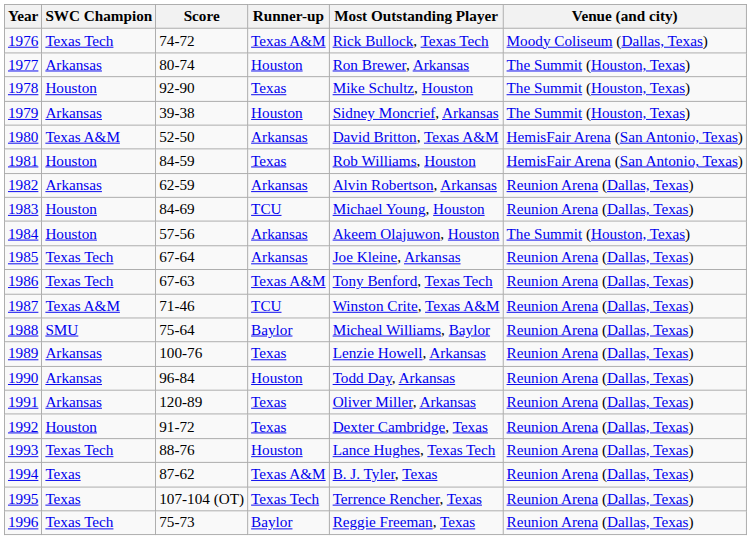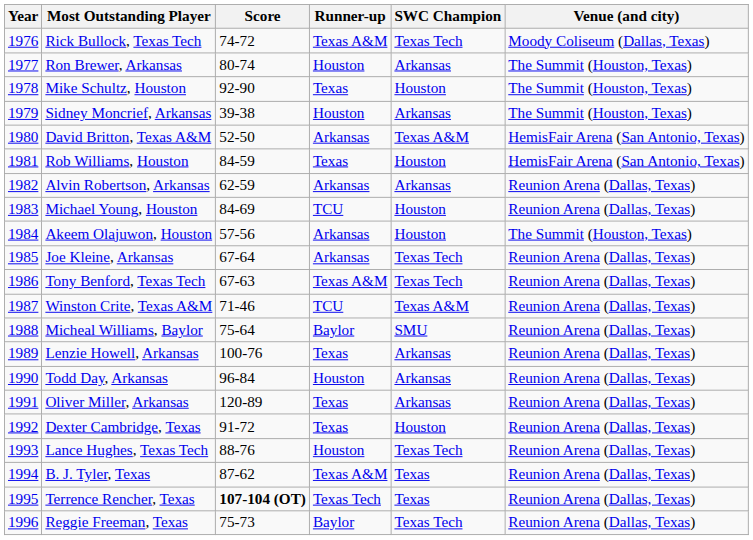columns swapped: (99, 16) <-> (416, 16)
(202, 498) normal -> (263, 498) bold
